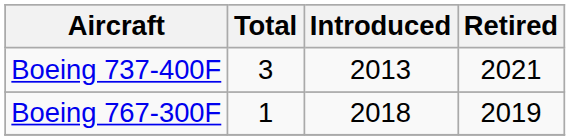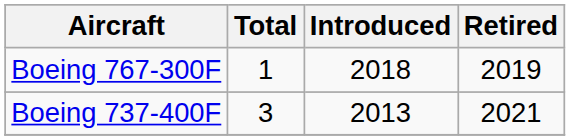rows swapped: (116, 69) <-> (116, 112)
